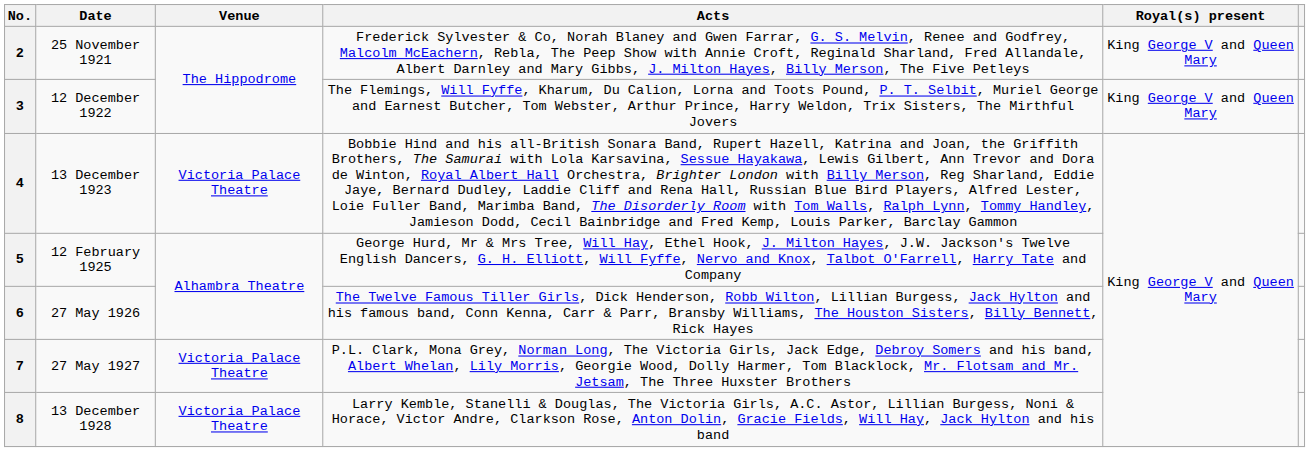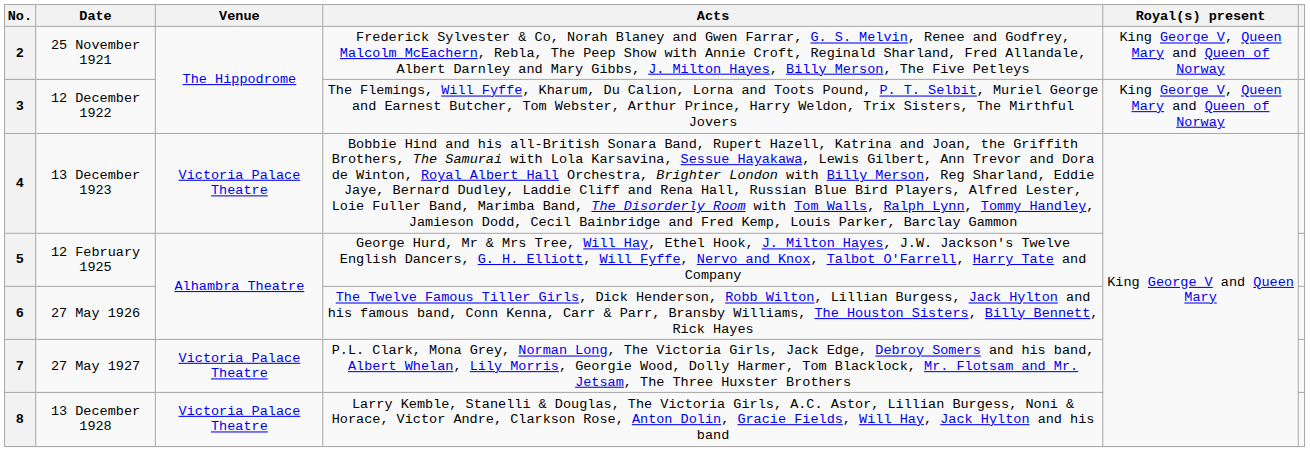(1201, 53) King George V and Queen Mary -> (1201, 53) King George V, Queen Mary and Queen of Norway
(1201, 106) King George V and Queen Mary -> (1201, 106) King George V, Queen Mary and Queen of Norway
